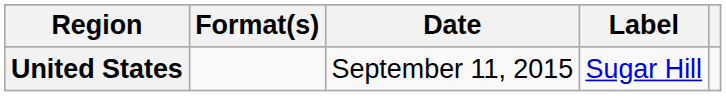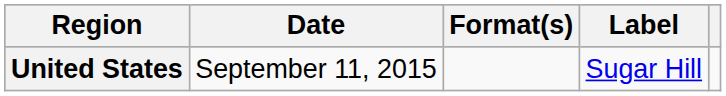columns swapped: (452, 25) <-> (257, 25)
